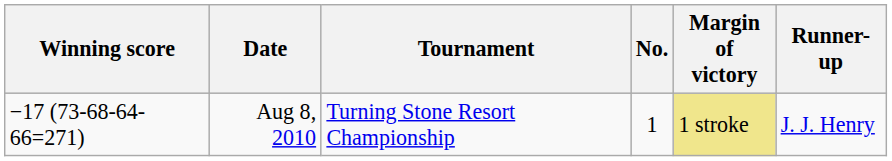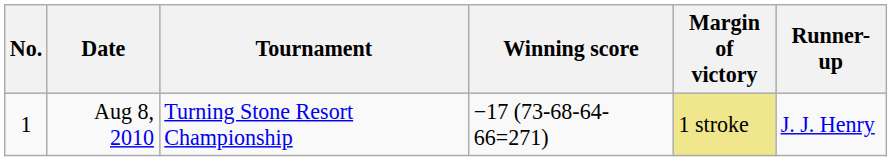columns swapped: (652, 48) <-> (107, 48)
